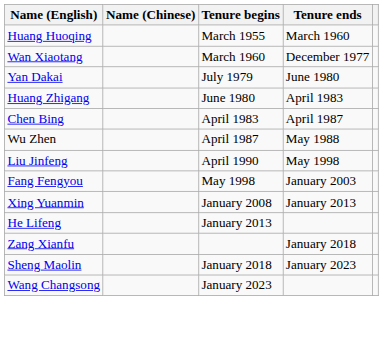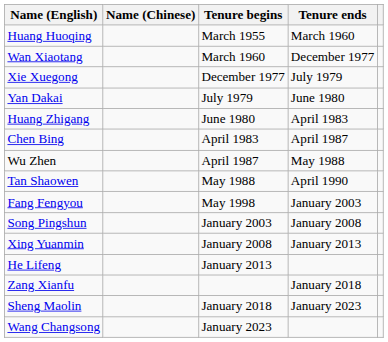+ row: (43, 77)
+ row: (43, 181)
- row: (37, 160)
+ row: (47, 222)
